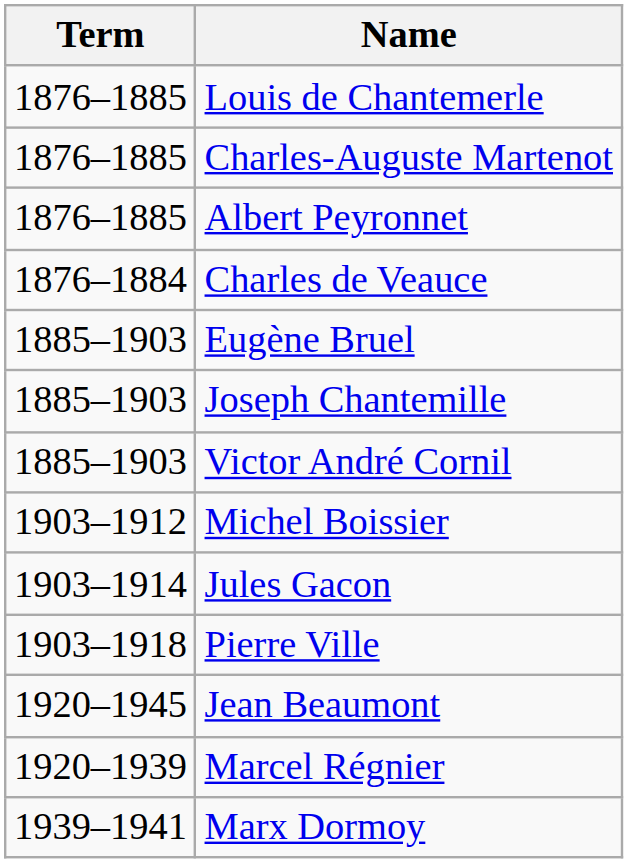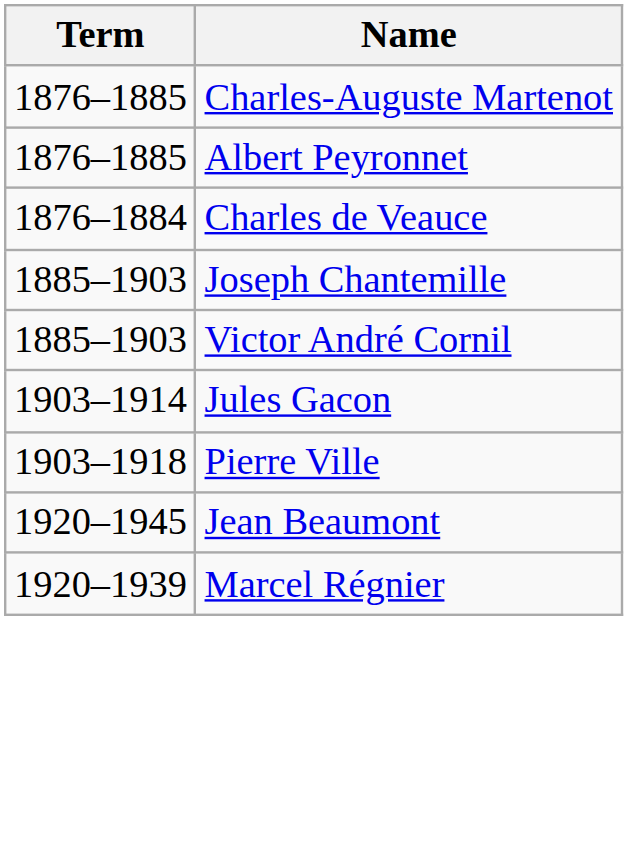- row: (374, 95)
- row: (310, 339)
- row: (327, 522)
- row: (315, 826)
